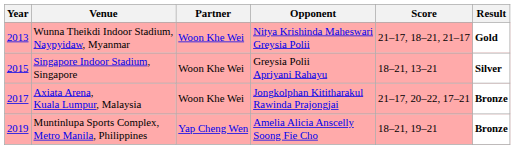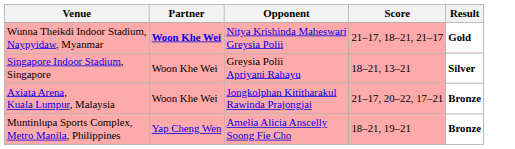- column: (18, 13)
(211, 37) normal -> (186, 37) bold
